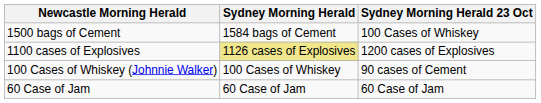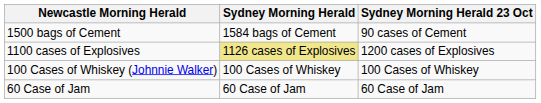(420, 32) 100 Cases of Whiskey -> (414, 32) 90 cases of Cement
(414, 70) 90 cases of Cement -> (420, 70) 100 Cases of Whiskey
